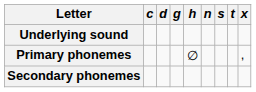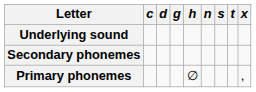rows swapped: (74, 55) <-> (74, 76)
